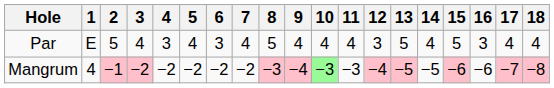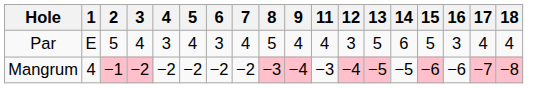- column: (325, 17)
(430, 43) 4 -> (404, 43) 6
